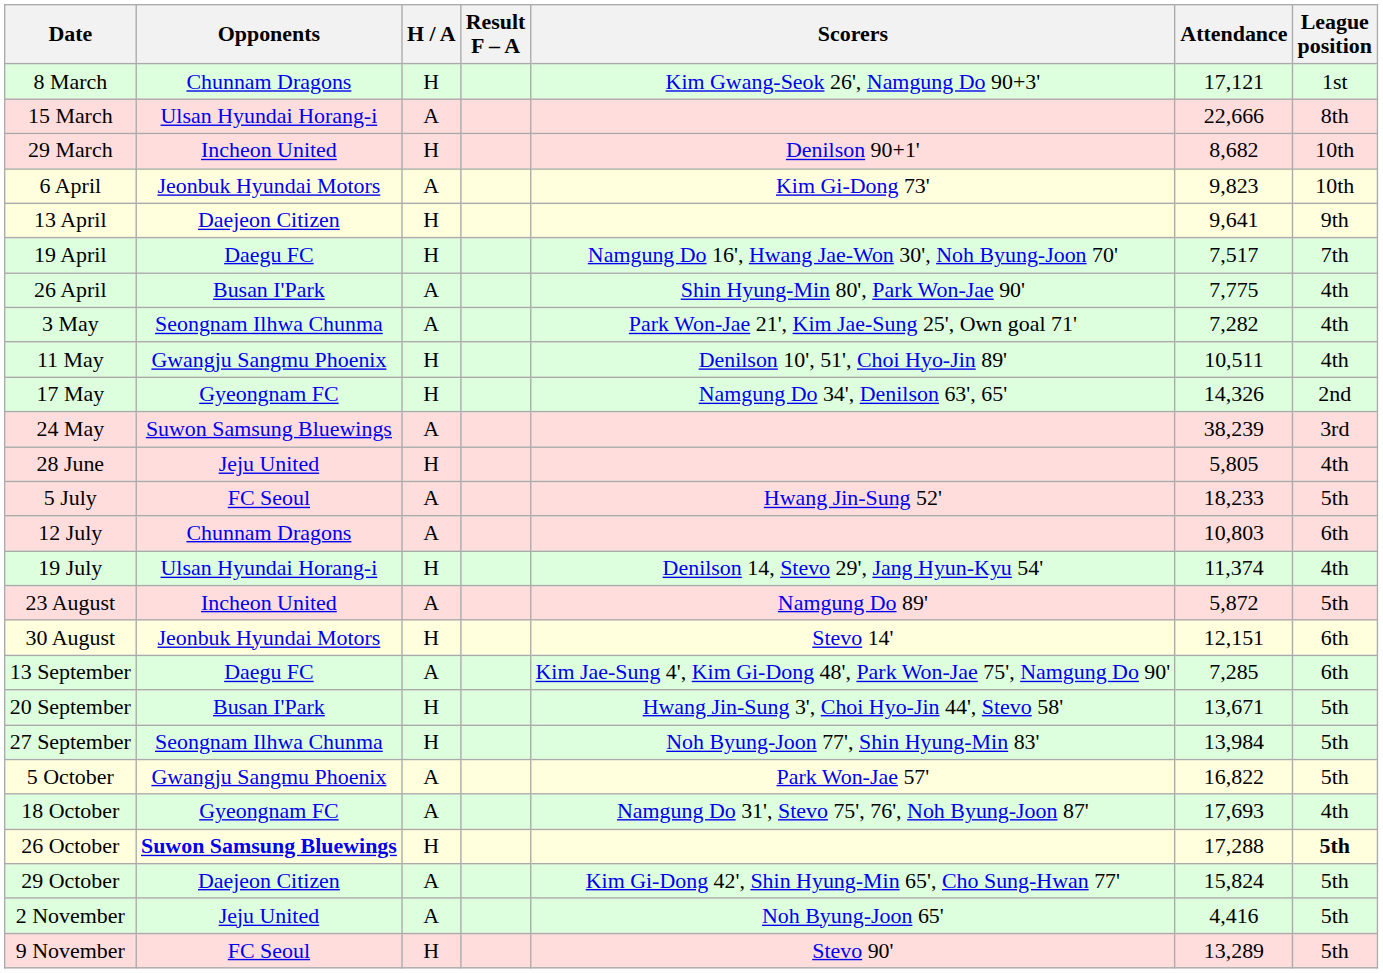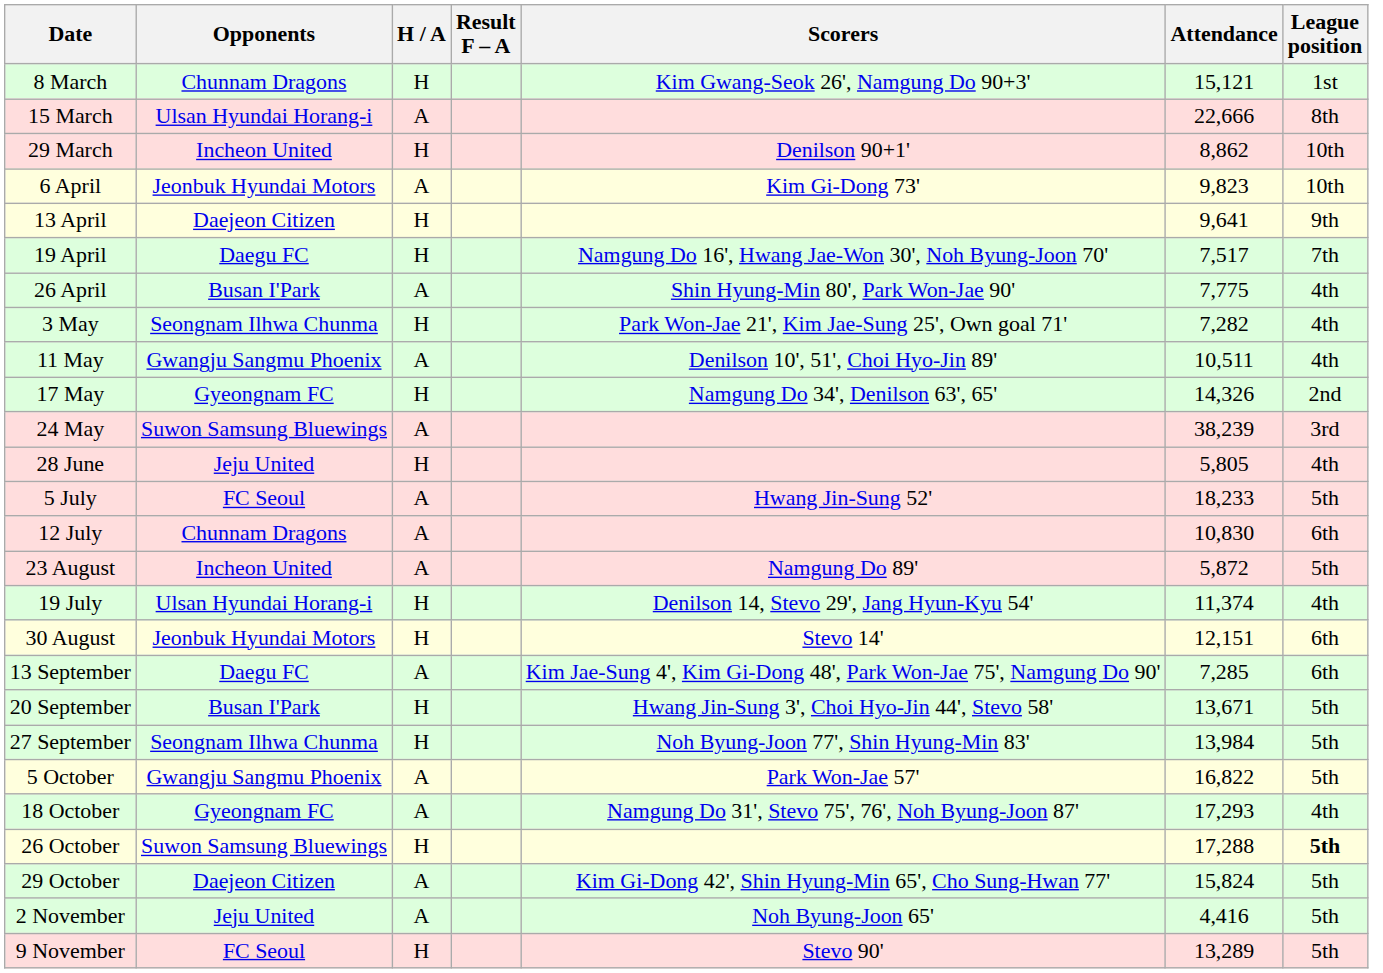(1234, 81) 17,121 -> (1224, 81) 15,121
(1234, 150) 8,682 -> (1224, 150) 8,862
(431, 324) A -> (421, 324) H
(431, 359) H -> (421, 359) A
(1234, 533) 10,803 -> (1224, 533) 10,830
rows swapped: (70, 567) <-> (70, 602)
(1234, 811) 17,693 -> (1224, 811) 17,293
(269, 846) bold -> (264, 846) normal
